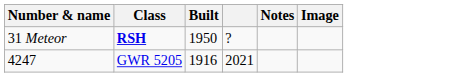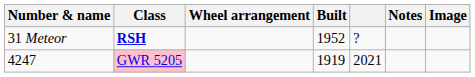+ column: (249, 15)
(203, 38) 1950 -> (331, 38) 1952
(149, 60) no background -> (149, 60) pink background
(203, 60) 1916 -> (331, 60) 1919
